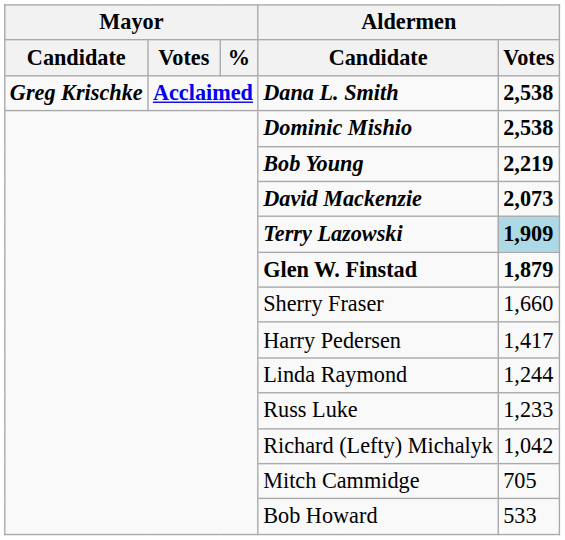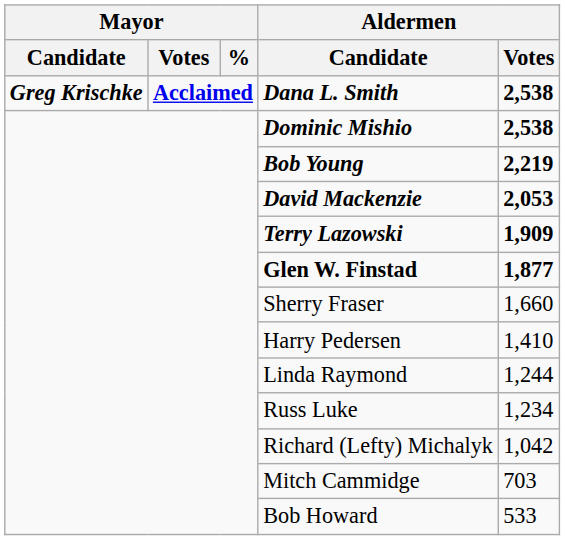(528, 198) 2,073 -> (528, 198) 2,053
(528, 234) lightblue background -> (528, 234) no background
(528, 269) 1,879 -> (528, 269) 1,877
(528, 339) 1,417 -> (528, 339) 1,410
(528, 410) 1,233 -> (528, 410) 1,234
(520, 480) 705 -> (520, 480) 703
